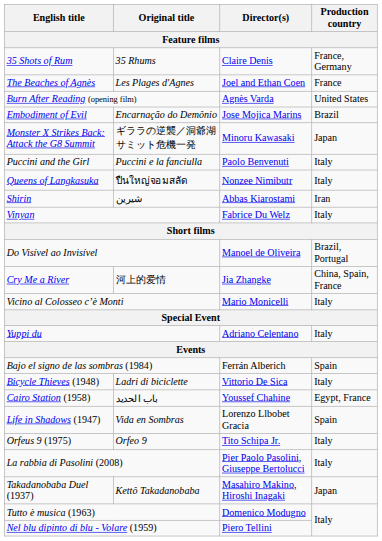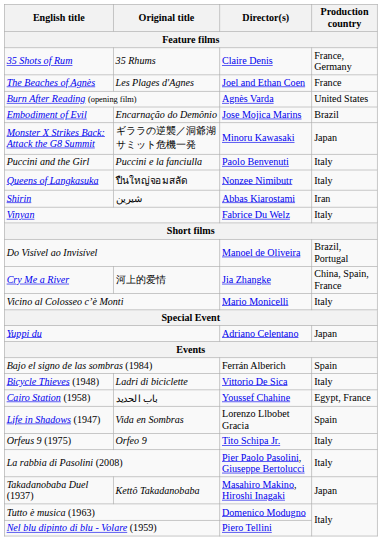(323, 333) Italy -> (326, 333) Japan
